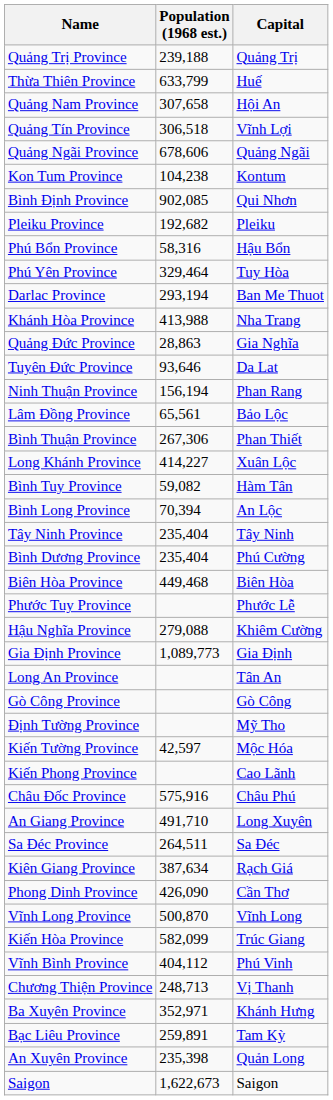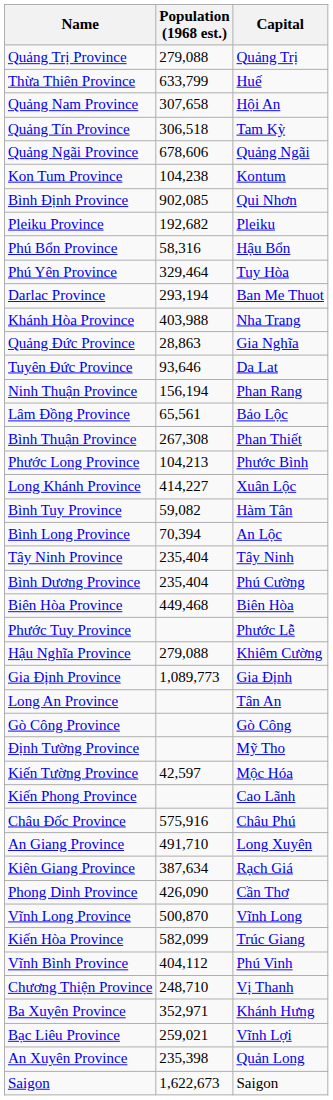(184, 57) 239,188 -> (184, 57) 279,088
(264, 128) Vĩnh Lợi -> (261, 128) Tam Kỳ
(184, 319) 413,988 -> (184, 319) 403,988
(184, 438) 267,306 -> (184, 438) 267,308
+ row: (74, 462)
- row: (58, 844)
(184, 987) 248,713 -> (184, 987) 248,710
(184, 1035) 259,891 -> (184, 1035) 259,021
(261, 1035) Tam Kỳ -> (264, 1035) Vĩnh Lợi
